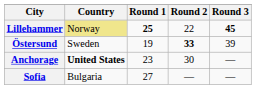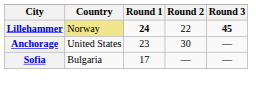(148, 28) 25 -> (144, 28) 24
- row: (35, 44)
(96, 60) bold -> (94, 44) normal
(148, 76) 27 -> (144, 60) 17
